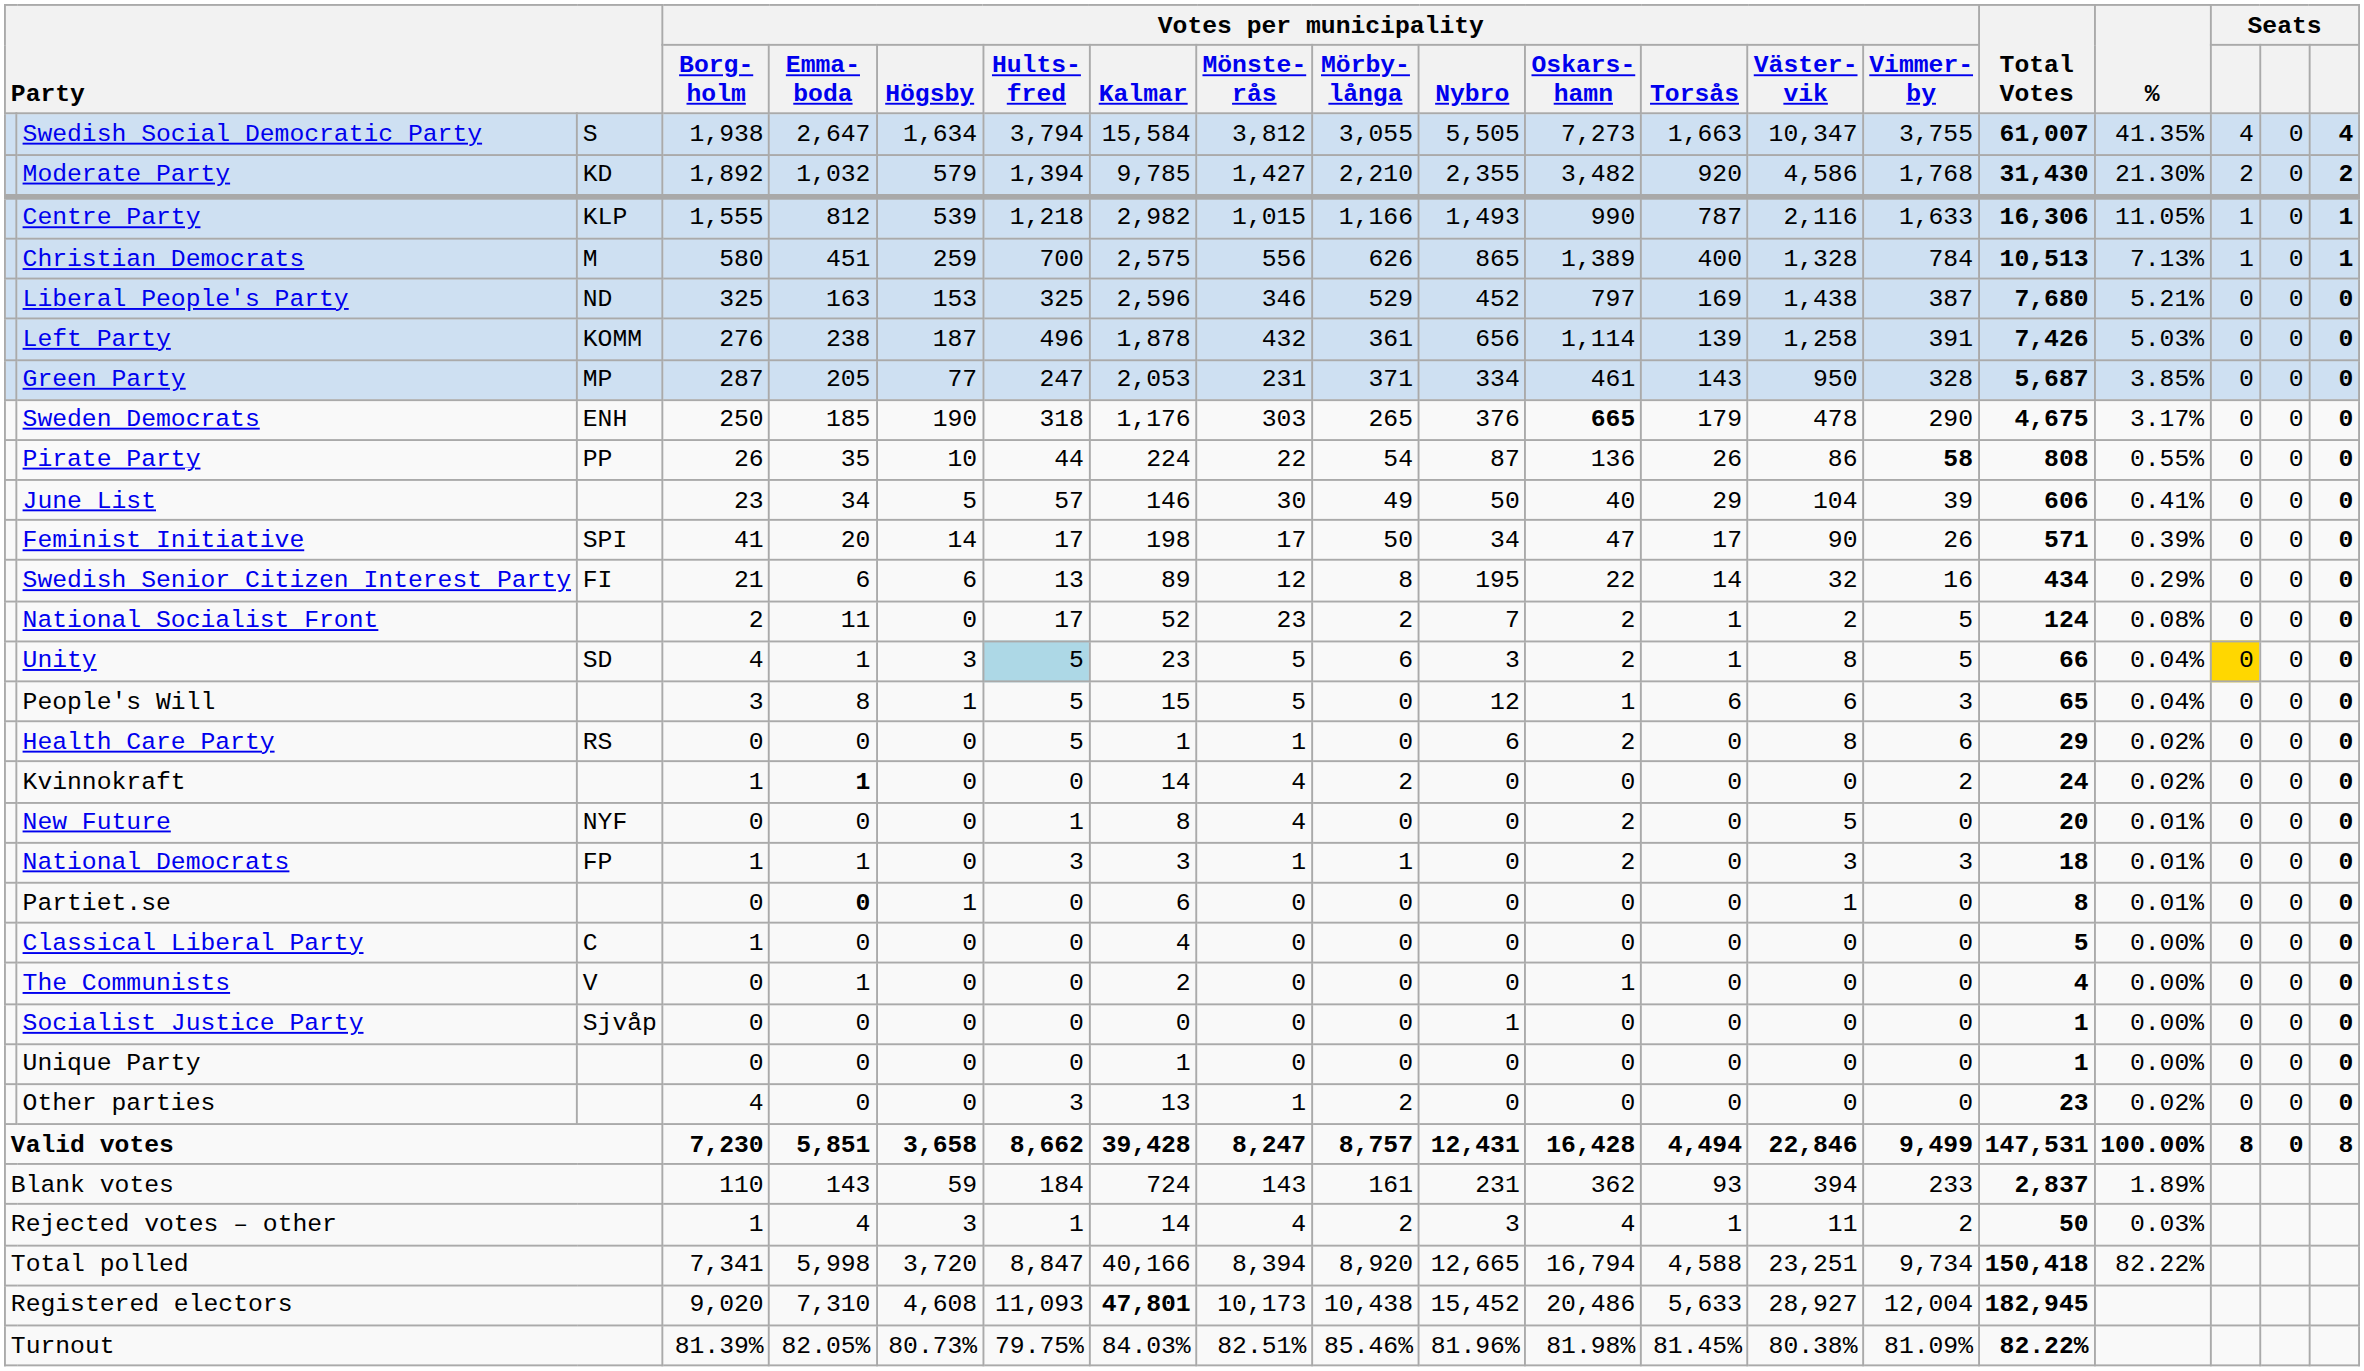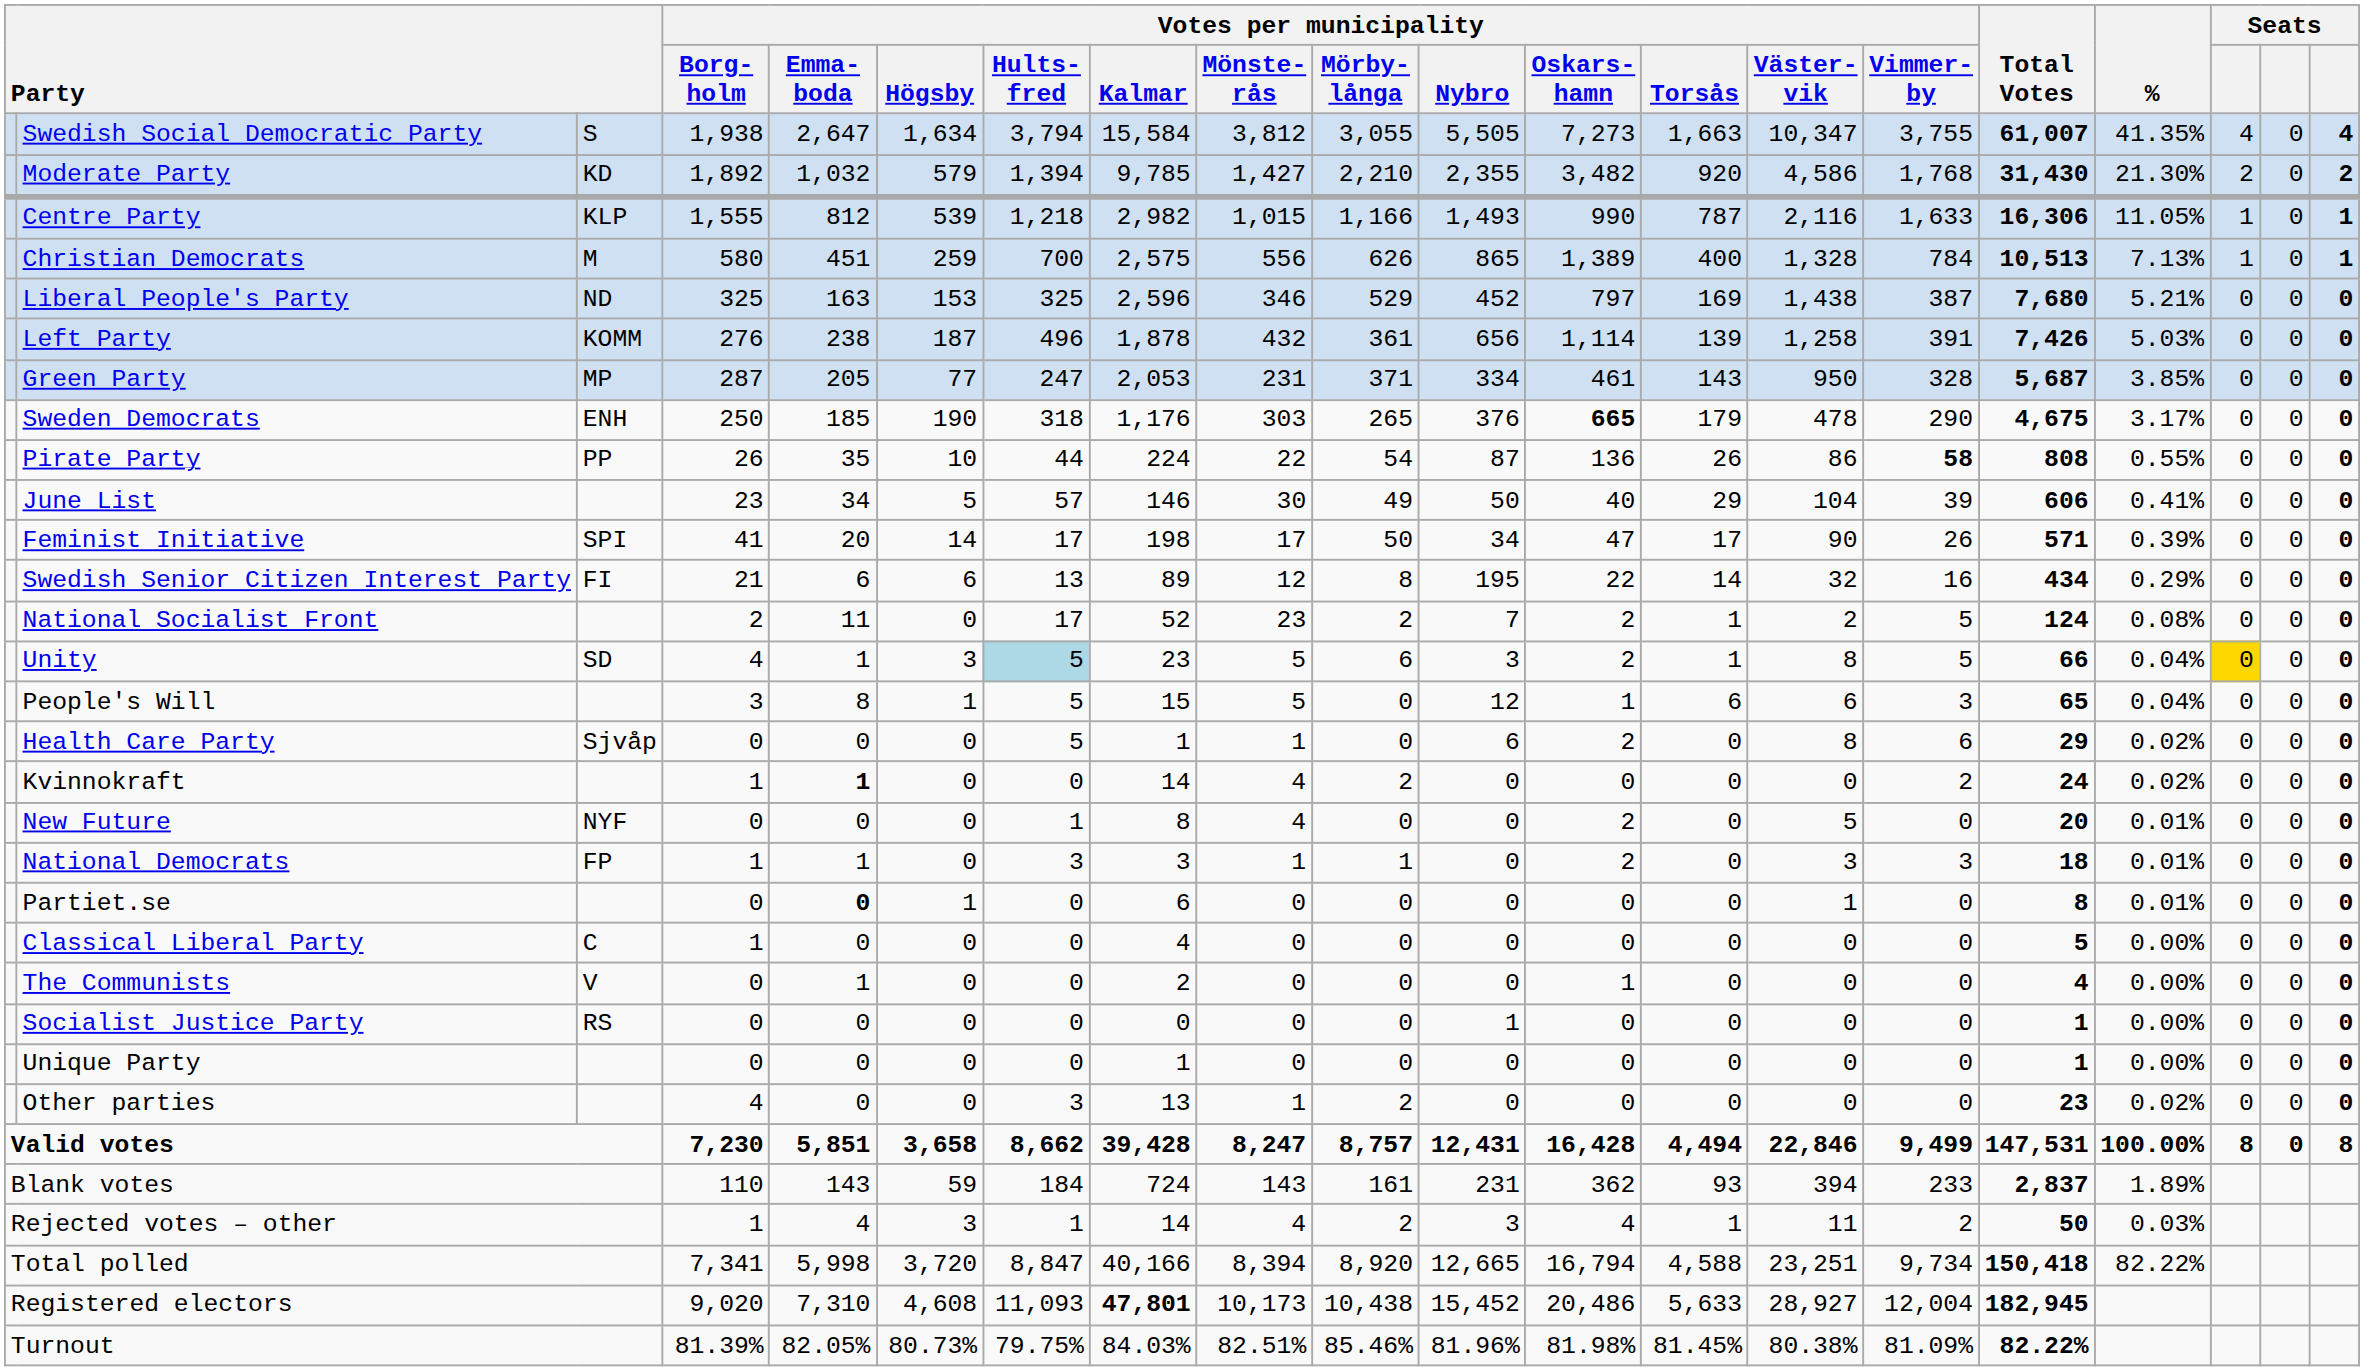(598, 742) RS -> (620, 742) Sjvåp
(620, 1024) Sjvåp -> (598, 1024) RS
